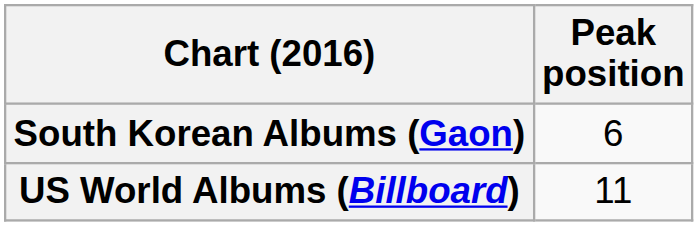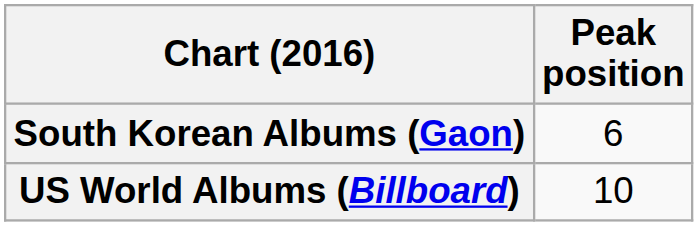(613, 190) 11 -> (613, 190) 10
